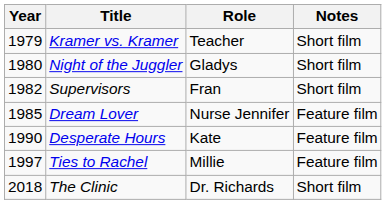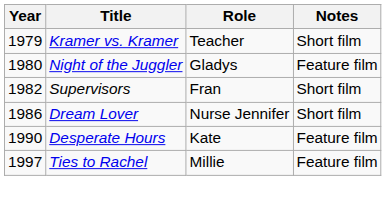(329, 65) Short film -> (337, 65) Feature film
(25, 114) 1985 -> (25, 114) 1986
(337, 114) Feature film -> (329, 114) Short film
- row: (83, 187)
